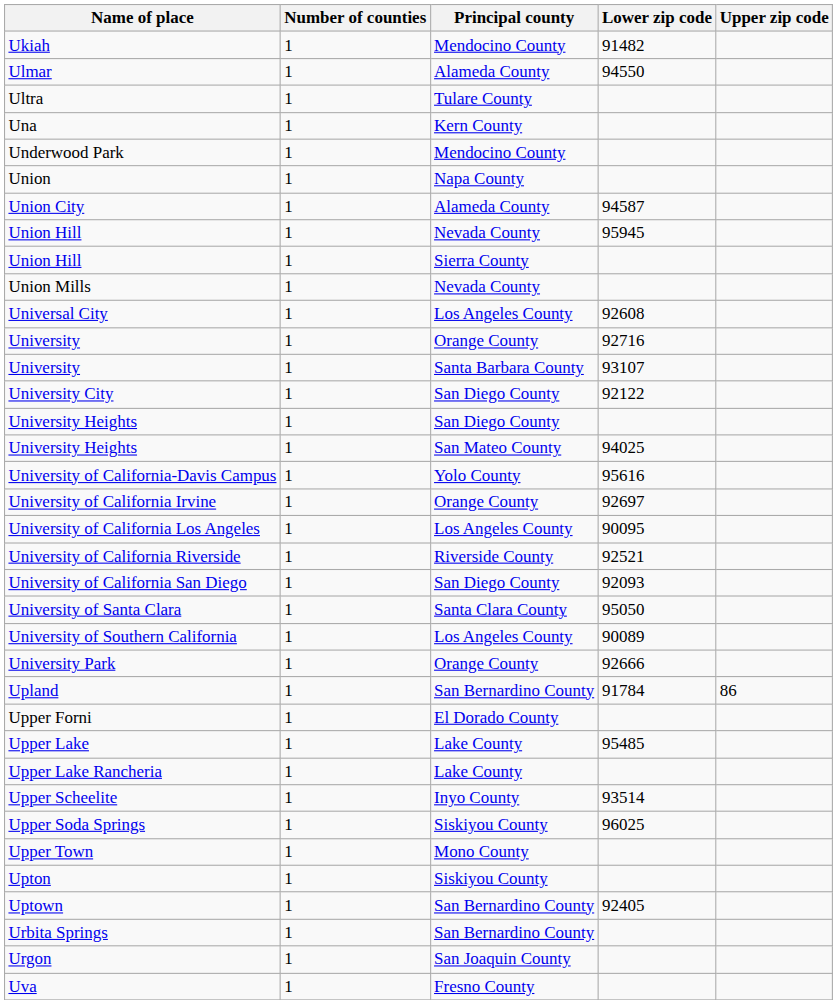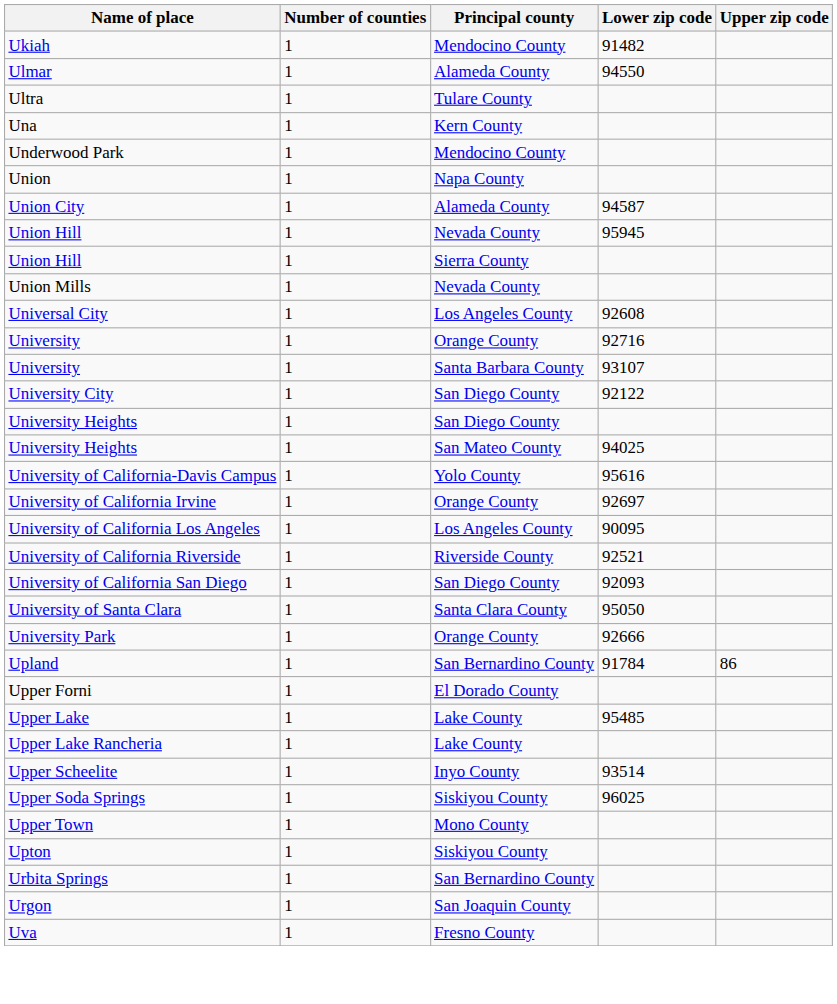- row: (123, 636)
- row: (36, 905)
